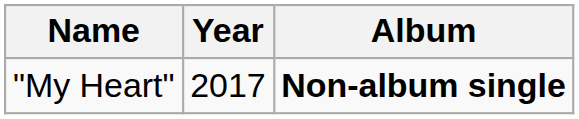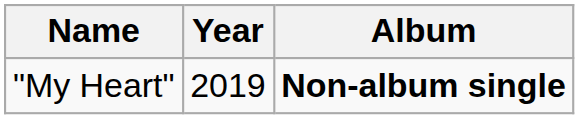(228, 85) 2017 -> (228, 85) 2019
